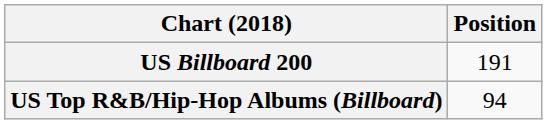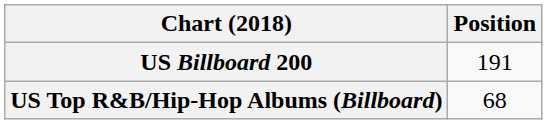(495, 99) 94 -> (495, 99) 68
